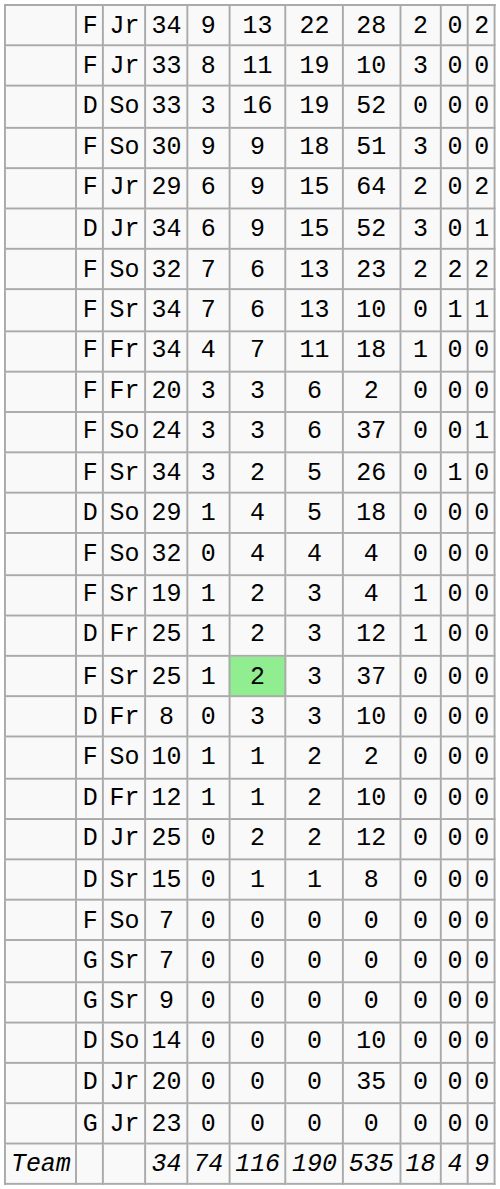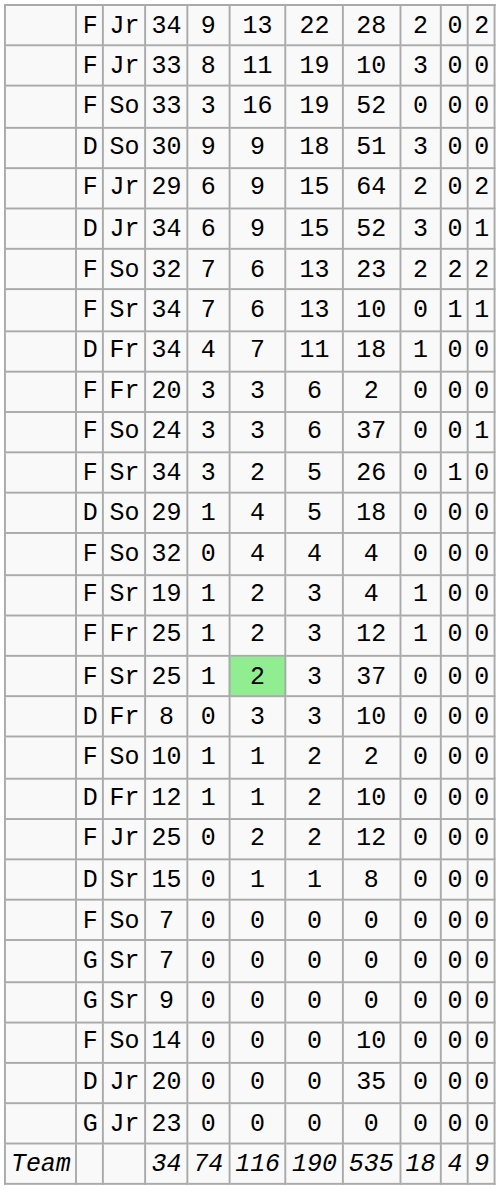(90, 107) D -> (90, 107) F
(90, 147) F -> (90, 147) D
(90, 351) F -> (90, 351) D
(90, 635) D -> (90, 635) F
(90, 839) D -> (90, 839) F
(90, 1042) D -> (90, 1042) F
